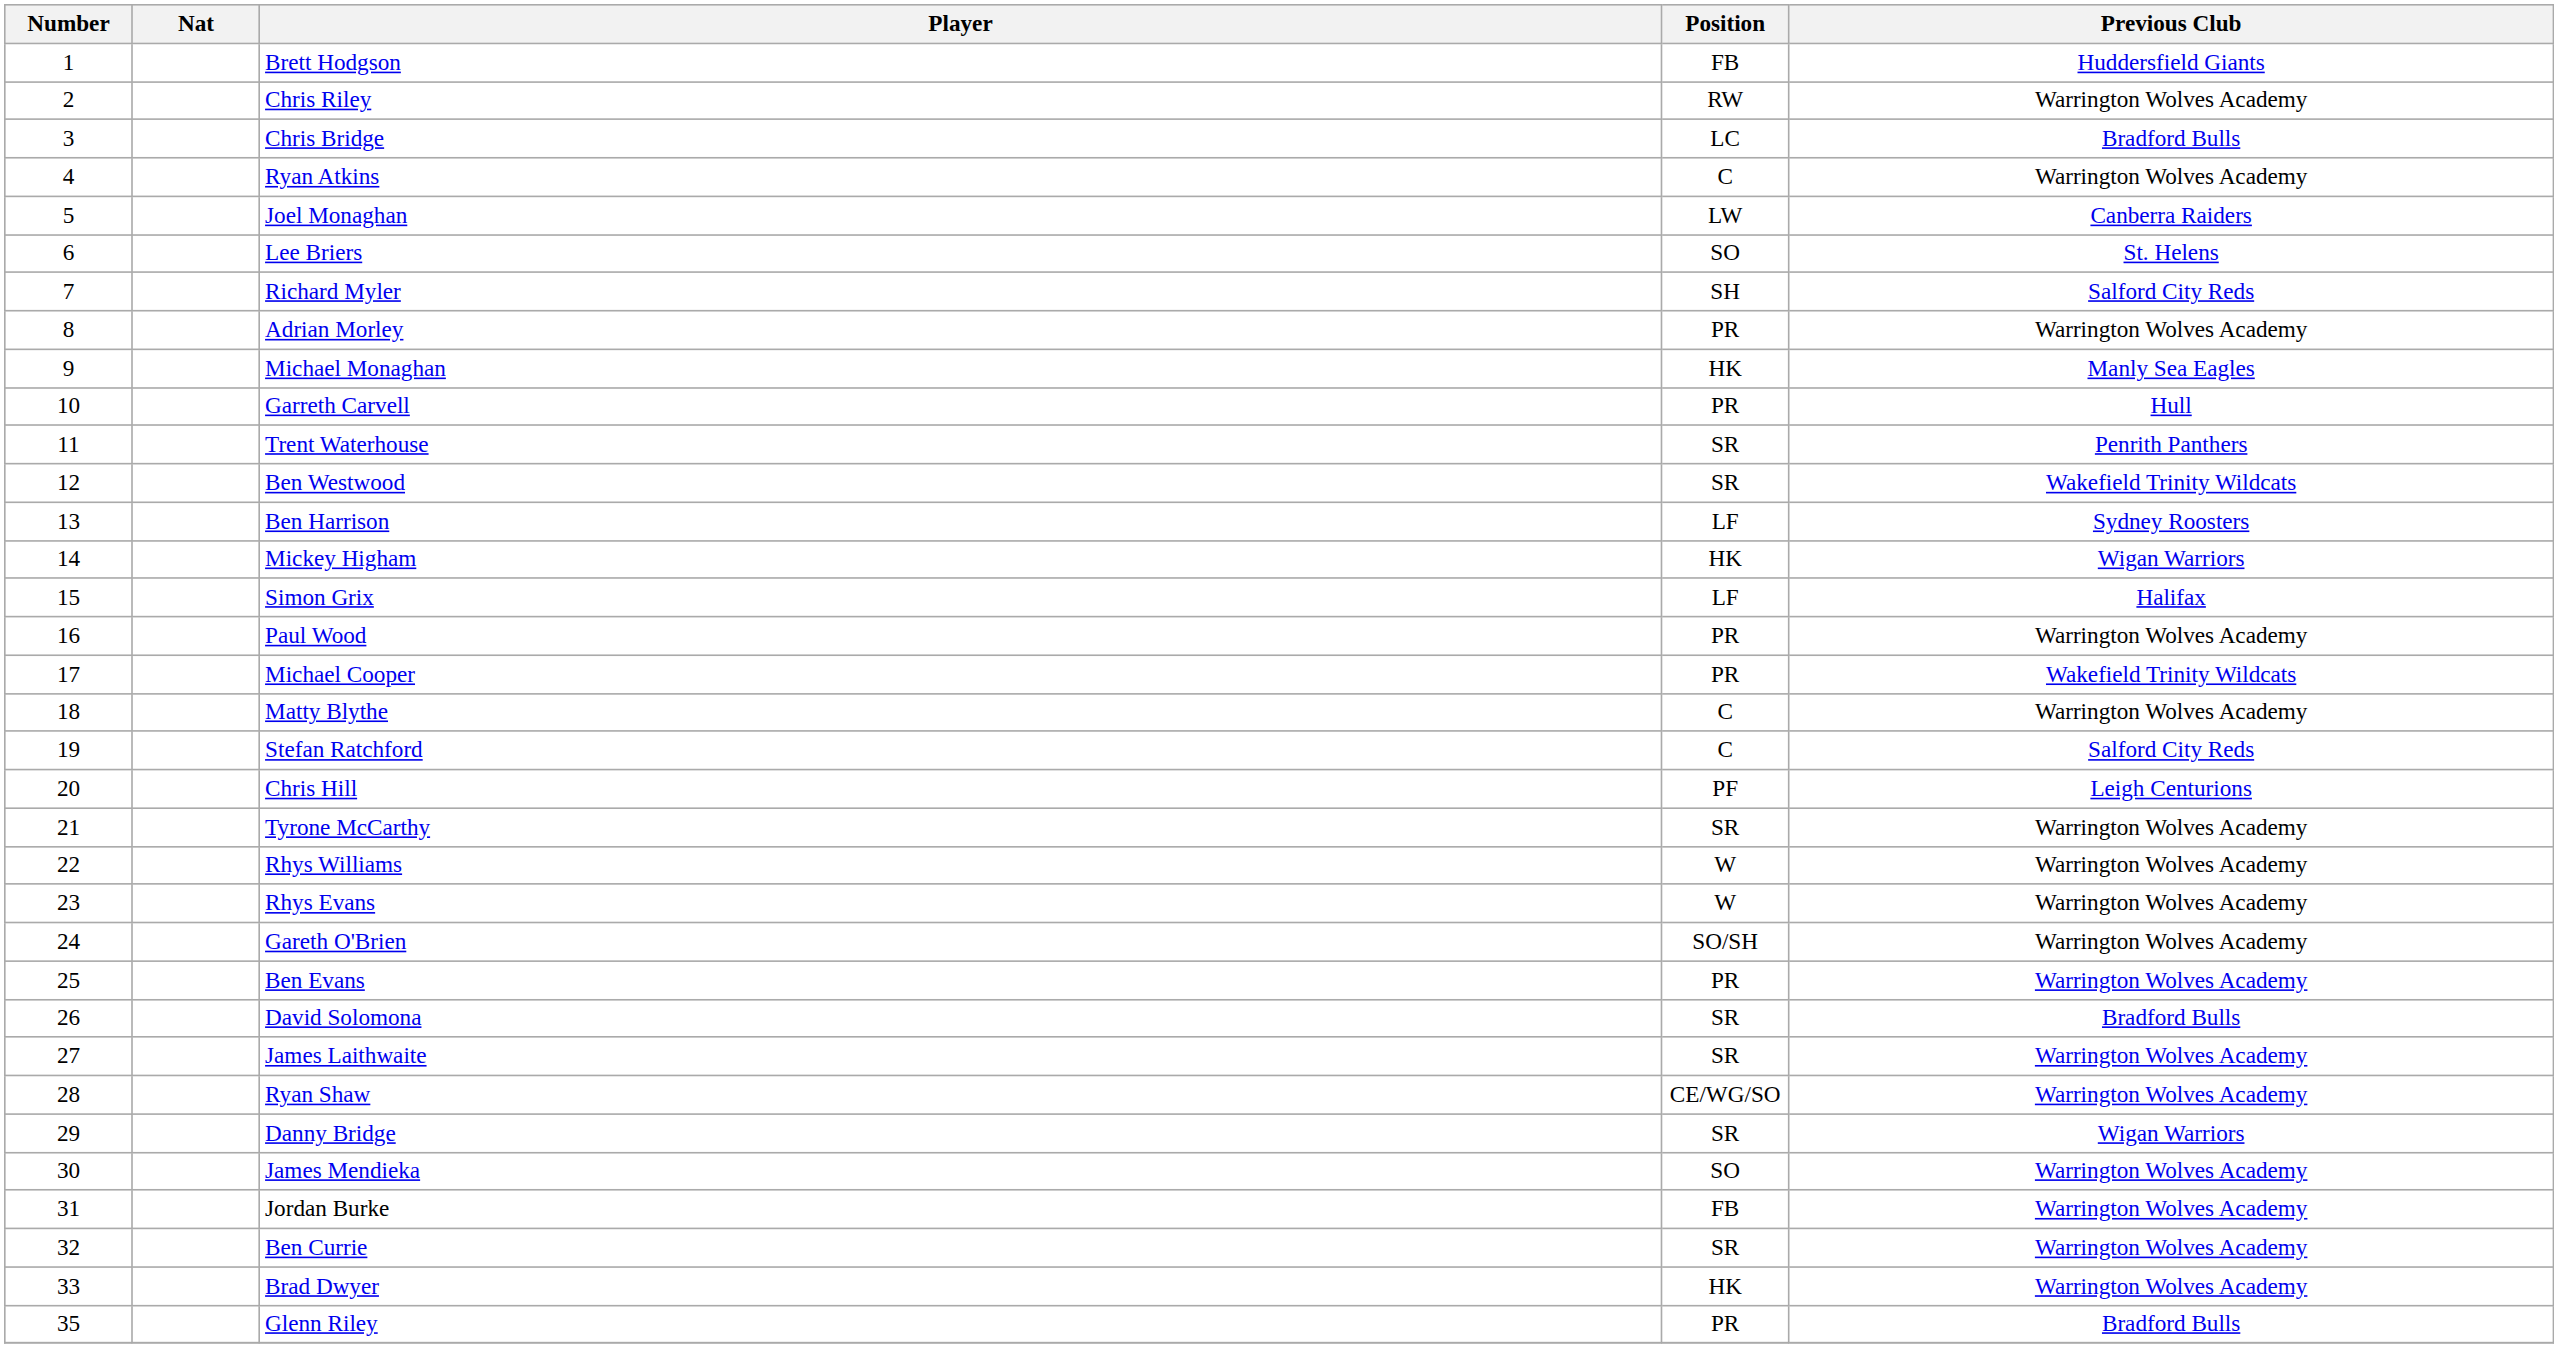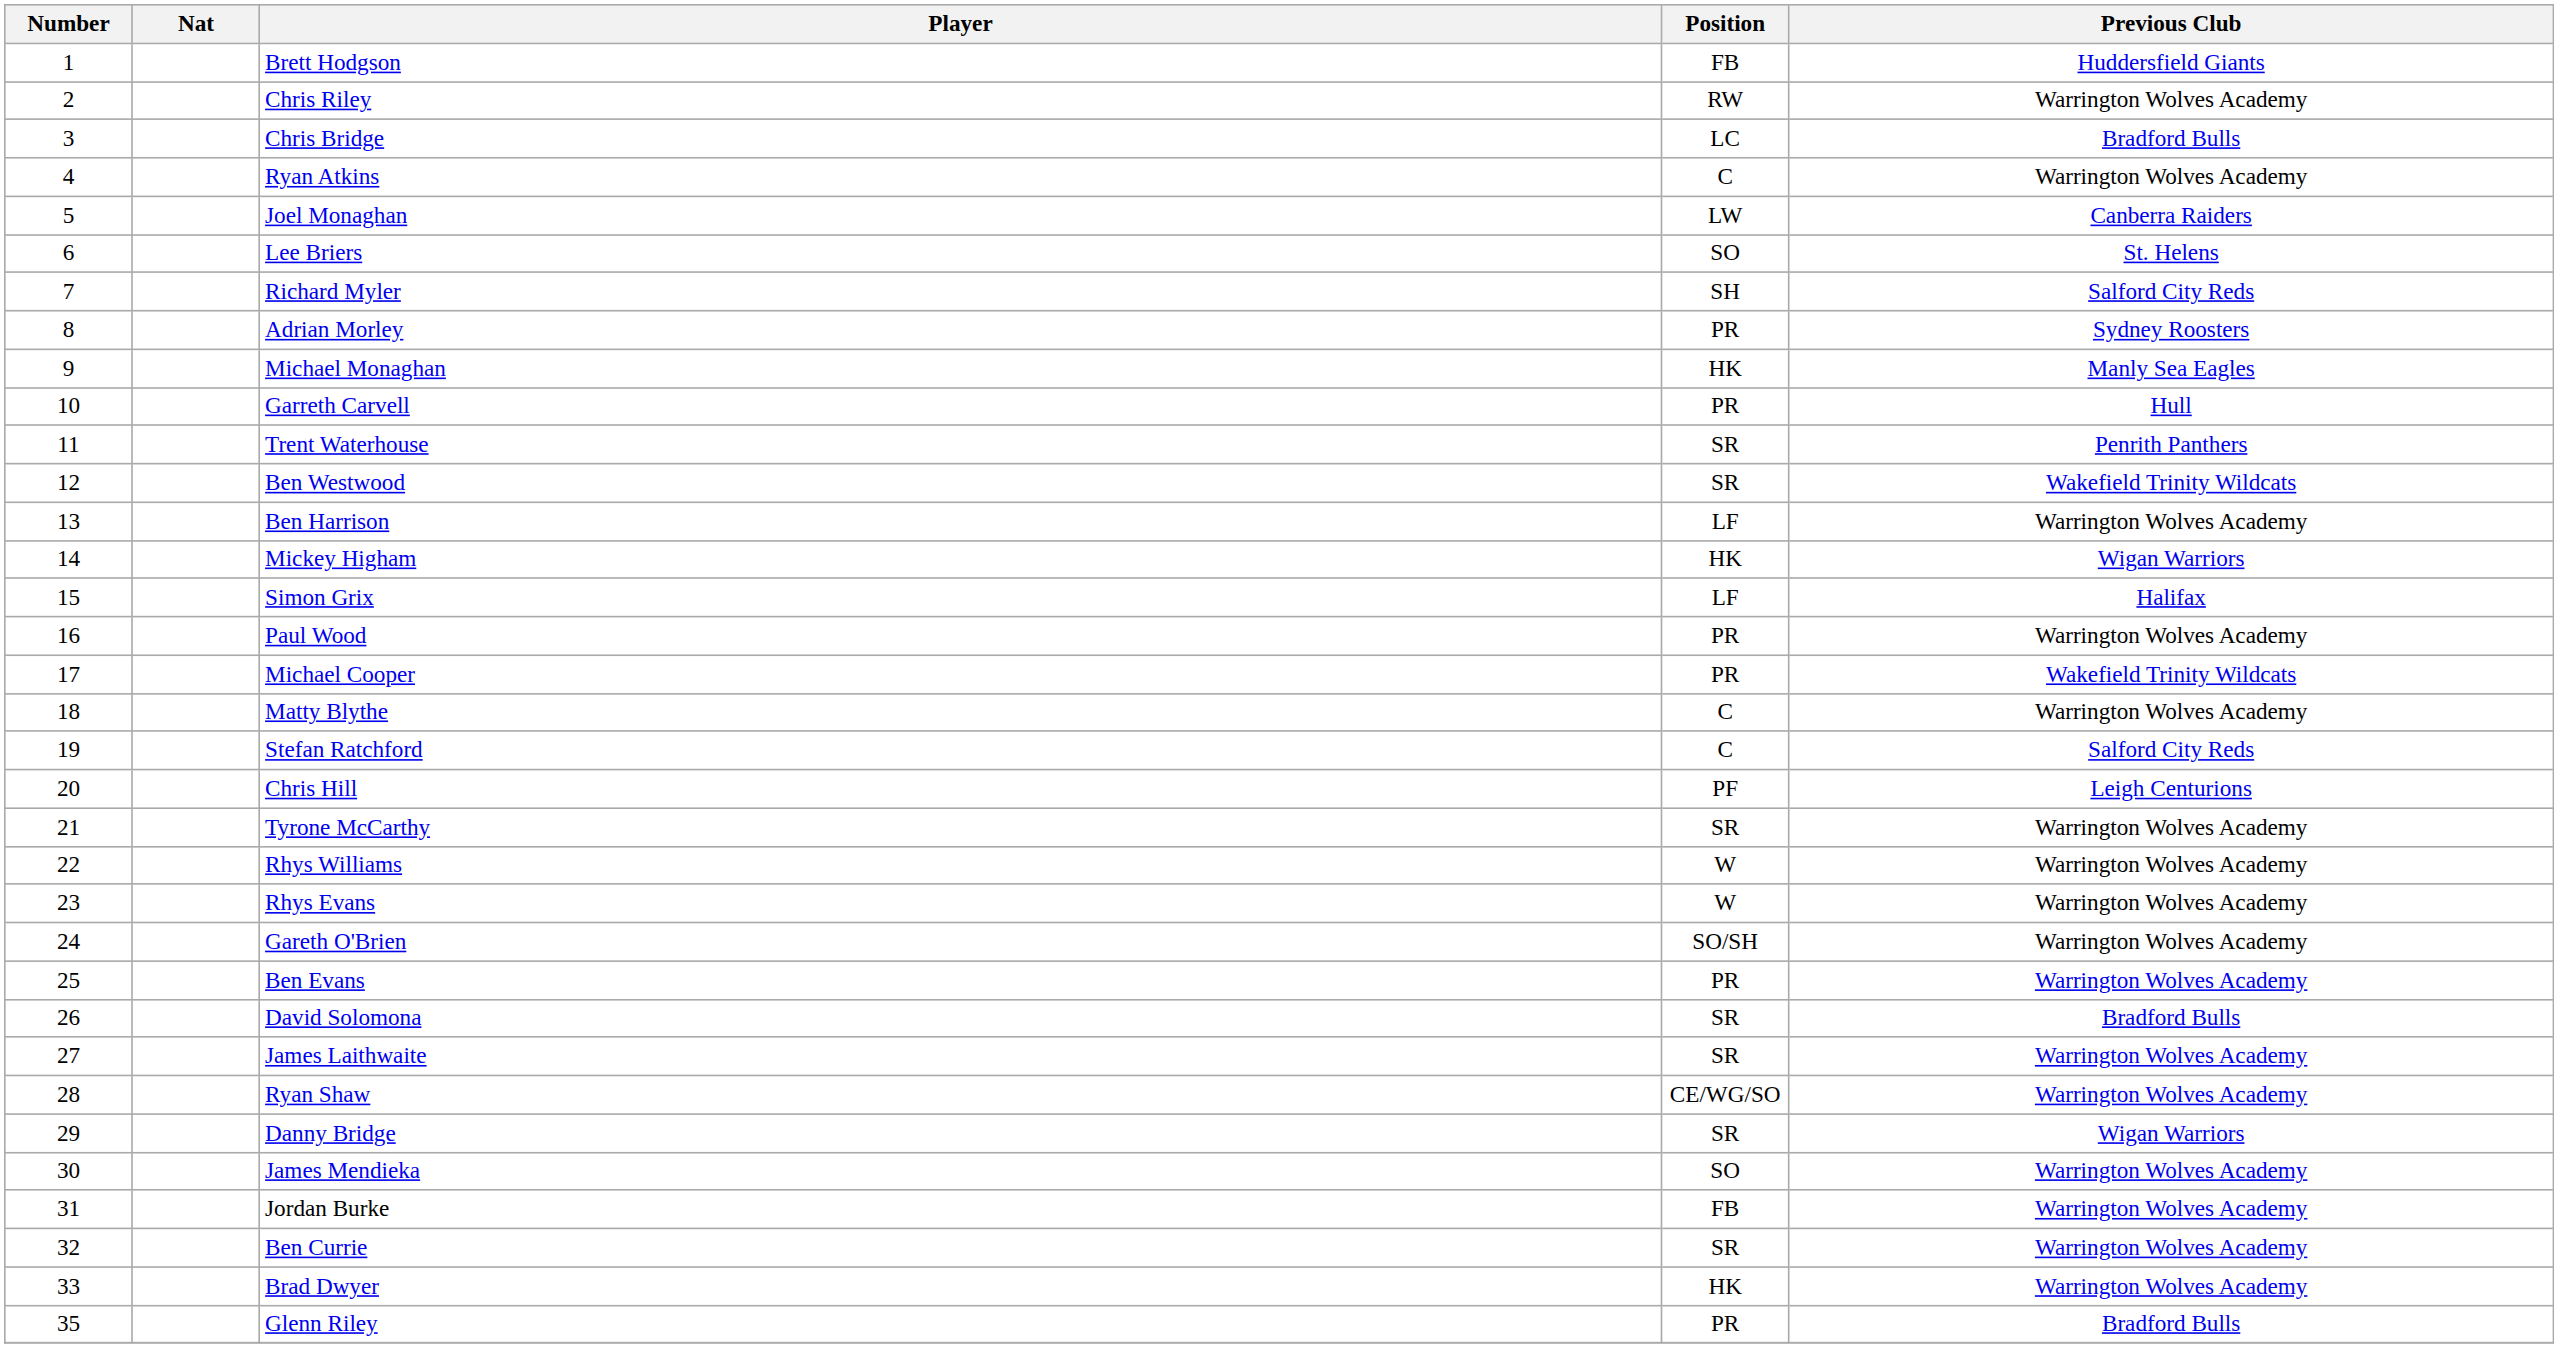(2171, 329) Warrington Wolves Academy -> (2171, 329) Sydney Roosters
(2171, 521) Sydney Roosters -> (2171, 521) Warrington Wolves Academy
